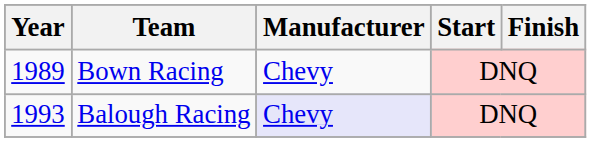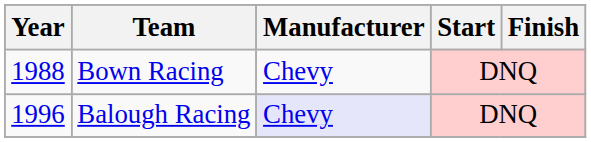(38, 71) 1989 -> (38, 71) 1988
(38, 115) 1993 -> (38, 115) 1996
